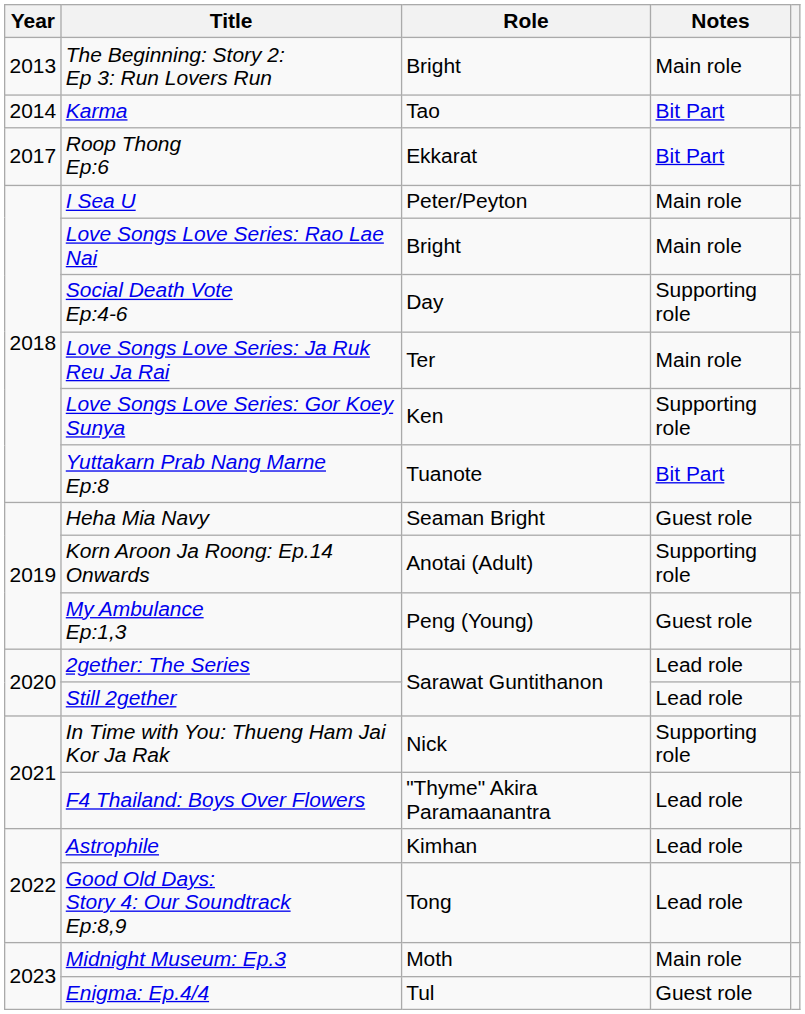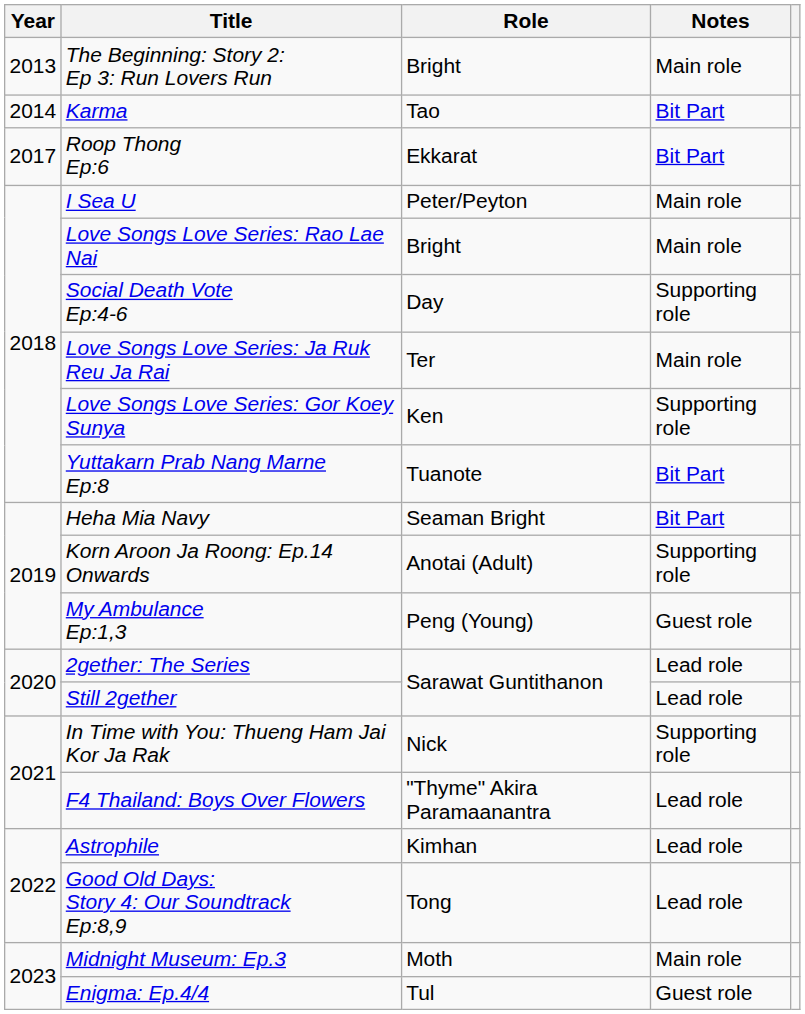(704, 518) Guest role -> (690, 518) Bit Part
